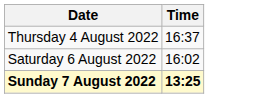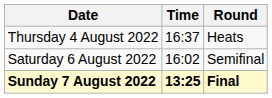+ column: (236, 15)
